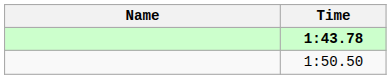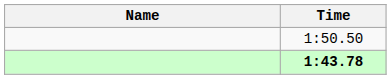rows swapped: (333, 39) <-> (333, 62)
